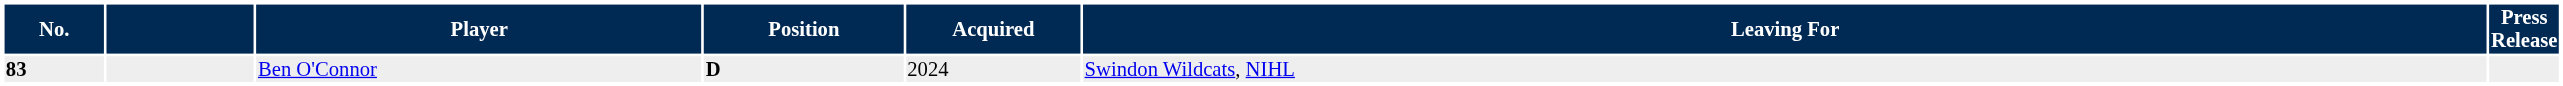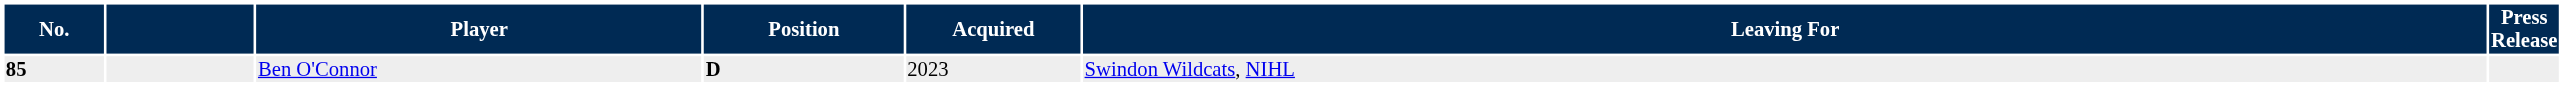(16, 68) 83 -> (16, 68) 85
(928, 68) 2024 -> (928, 68) 2023
